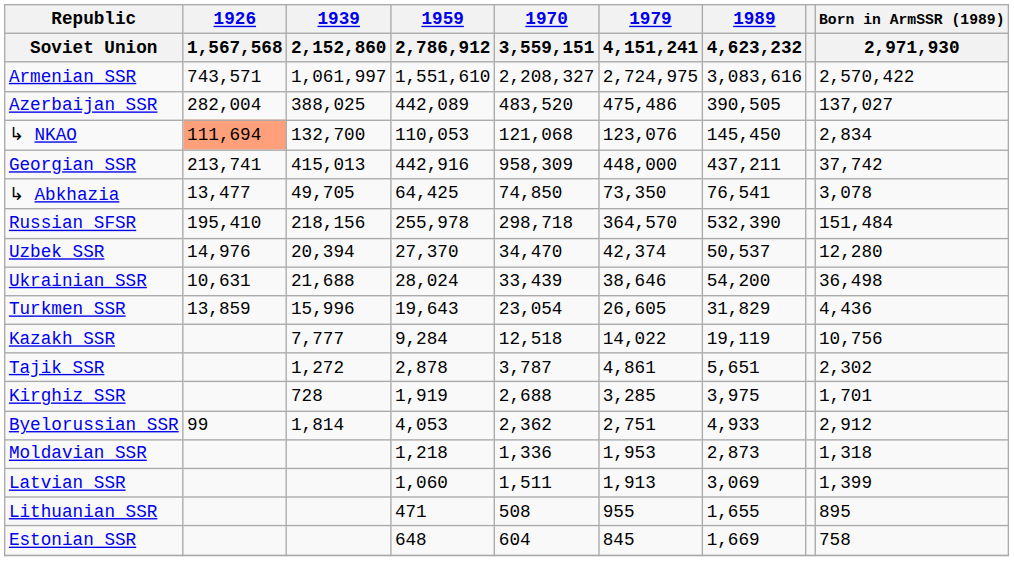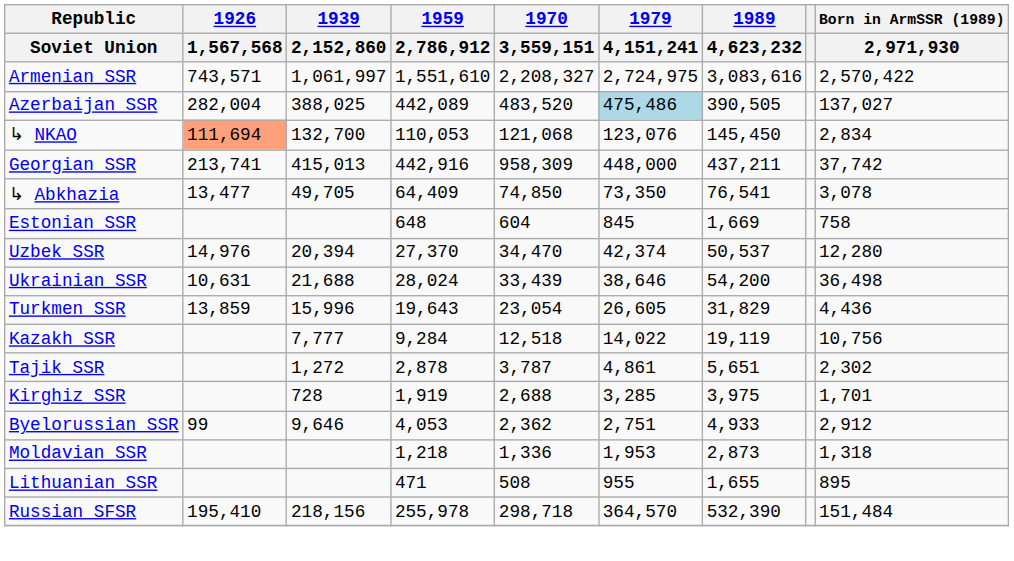(640, 106) no background -> (640, 106) lightblue background
(427, 194) 64,425 -> (427, 194) 64,409
rows swapped: (73, 224) <-> (73, 540)
(318, 425) 1,814 -> (318, 425) 9,646
- row: (67, 483)
